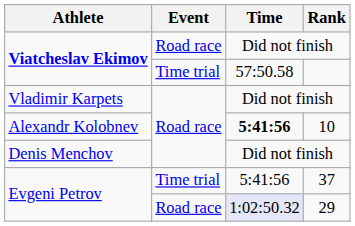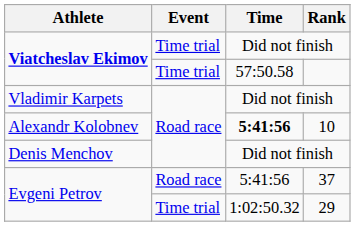(188, 45) Road race -> (188, 45) Time trial
(188, 180) Time trial -> (188, 180) Road race
(188, 207) Road race -> (188, 207) Time trial
(264, 207) lavender background -> (264, 207) no background
